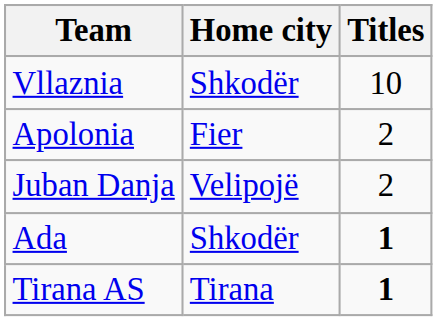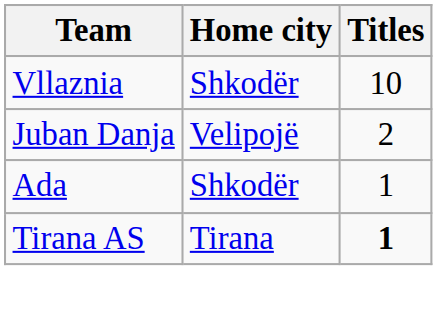- row: (73, 133)
(386, 237) bold -> (386, 185) normal
